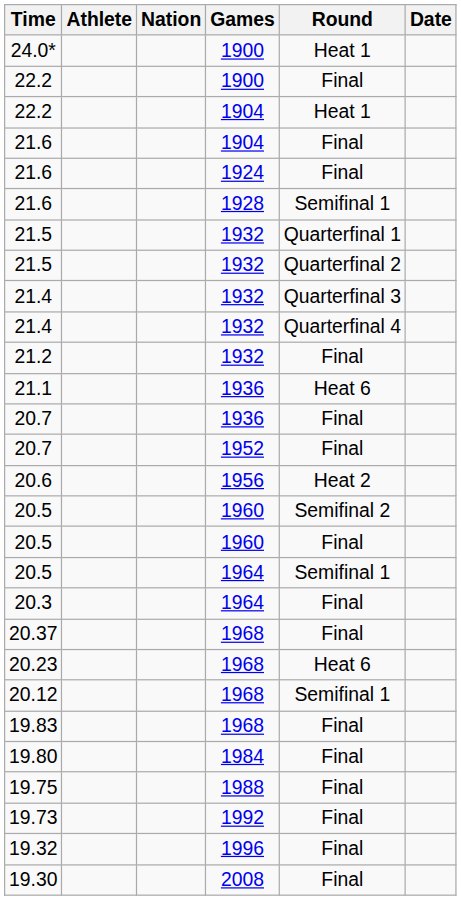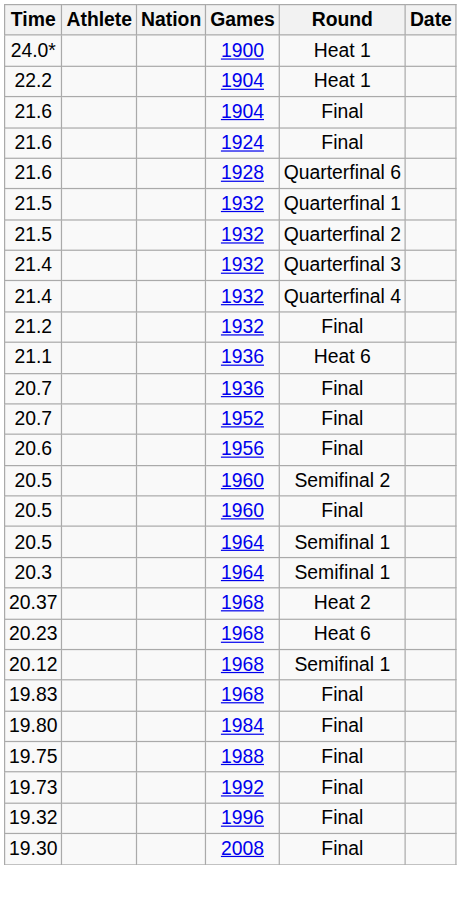- row: (33, 81)
(342, 204) Semifinal 1 -> (342, 173) Quarterfinal 6
(342, 480) Heat 2 -> (342, 449) Final
(342, 603) Final -> (342, 572) Semifinal 1
(342, 633) Final -> (342, 603) Heat 2
